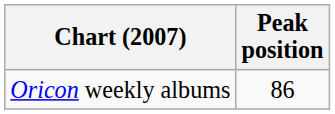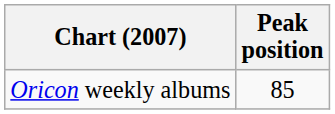(283, 89) 86 -> (283, 89) 85
